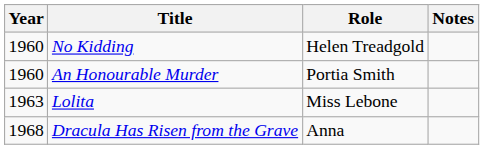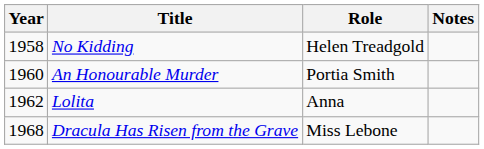(26, 46) 1960 -> (26, 46) 1958
(26, 102) 1963 -> (26, 102) 1962
(352, 102) Miss Lebone -> (325, 102) Anna
(325, 130) Anna -> (352, 130) Miss Lebone
